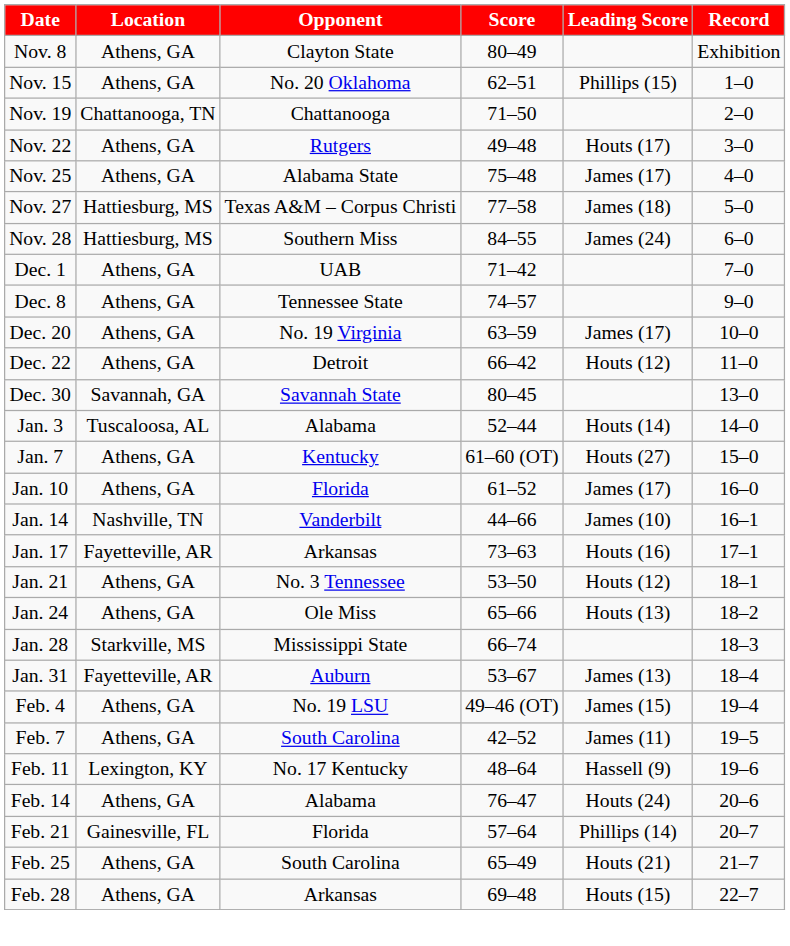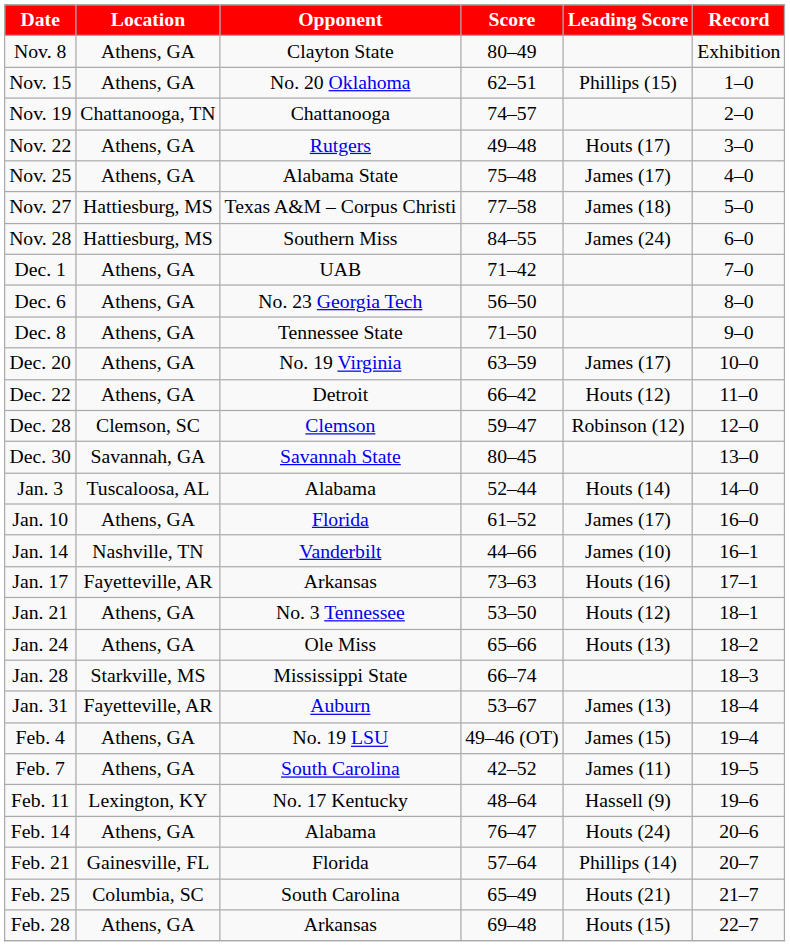(512, 113) 71–50 -> (512, 113) 74–57
+ row: (40, 301)
(512, 301) 74–57 -> (512, 332) 71–50
+ row: (40, 425)
- row: (40, 457)
(148, 862) Athens, GA -> (148, 894) Columbia, SC
